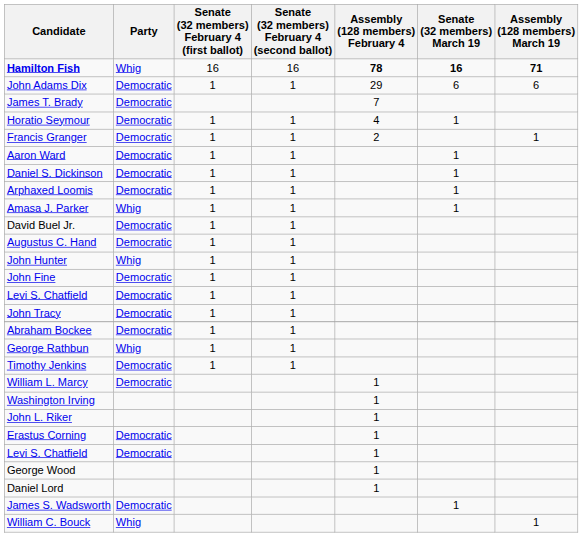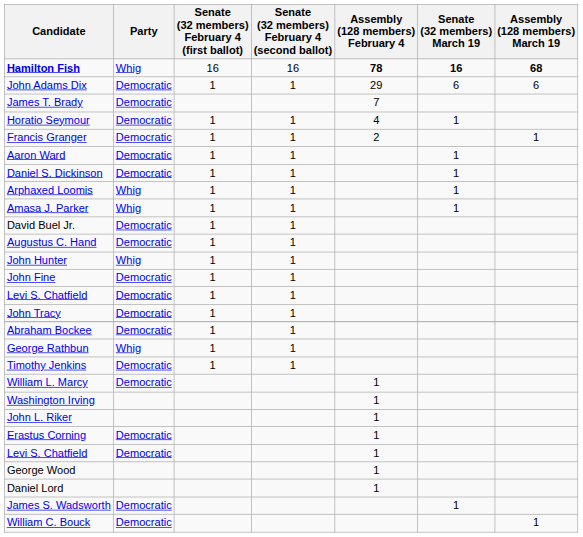(536, 68) 71 -> (536, 68) 68
(144, 190) Democratic -> (128, 190) Whig
(128, 523) Whig -> (144, 523) Democratic
